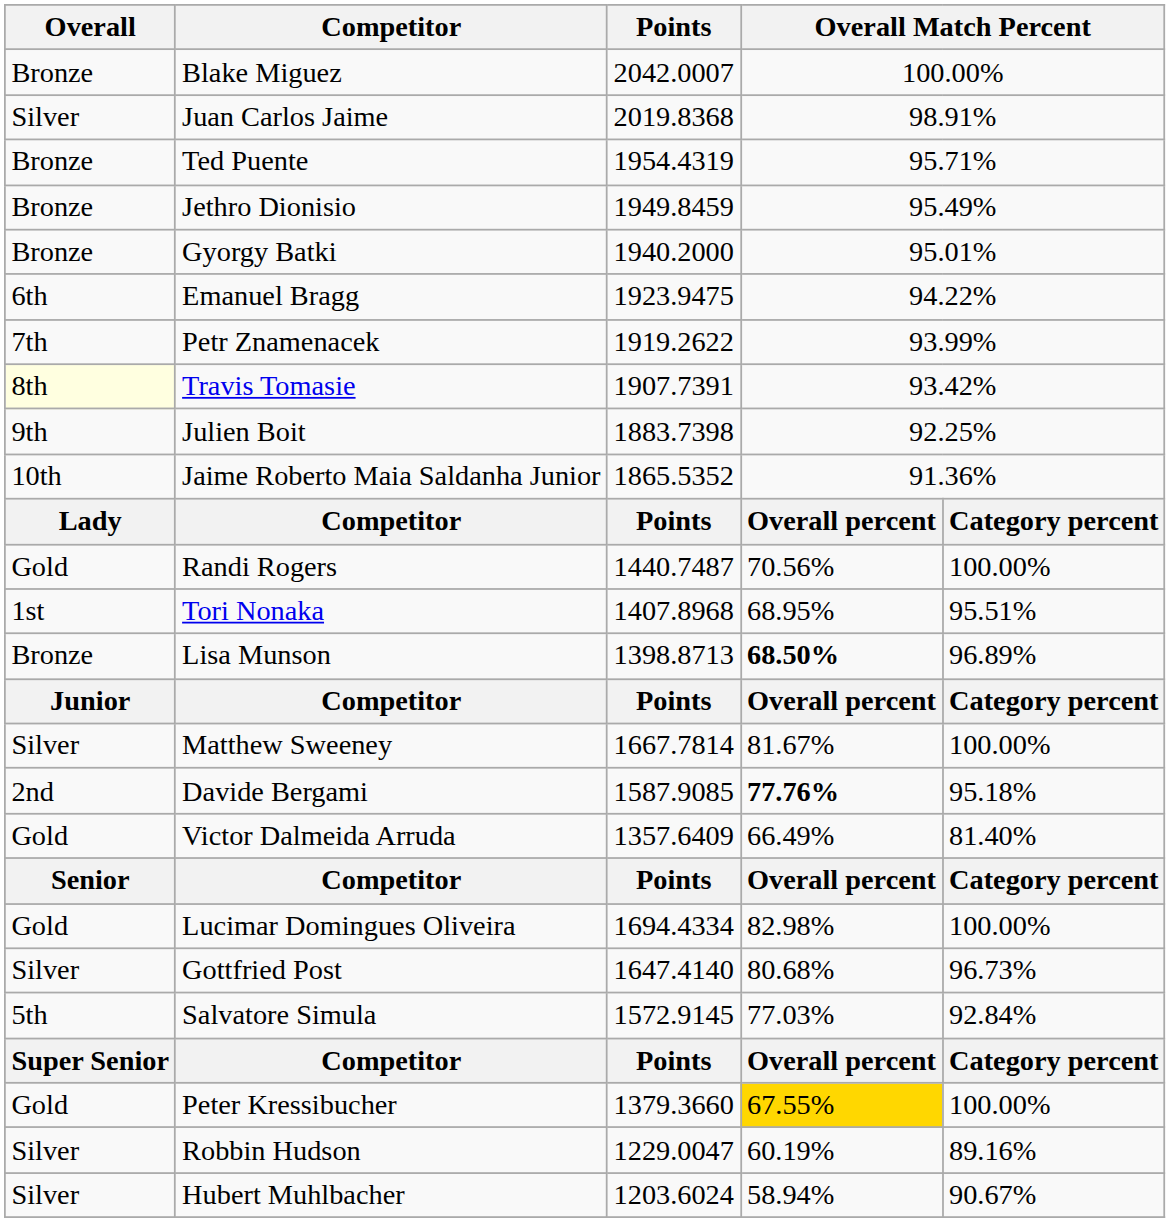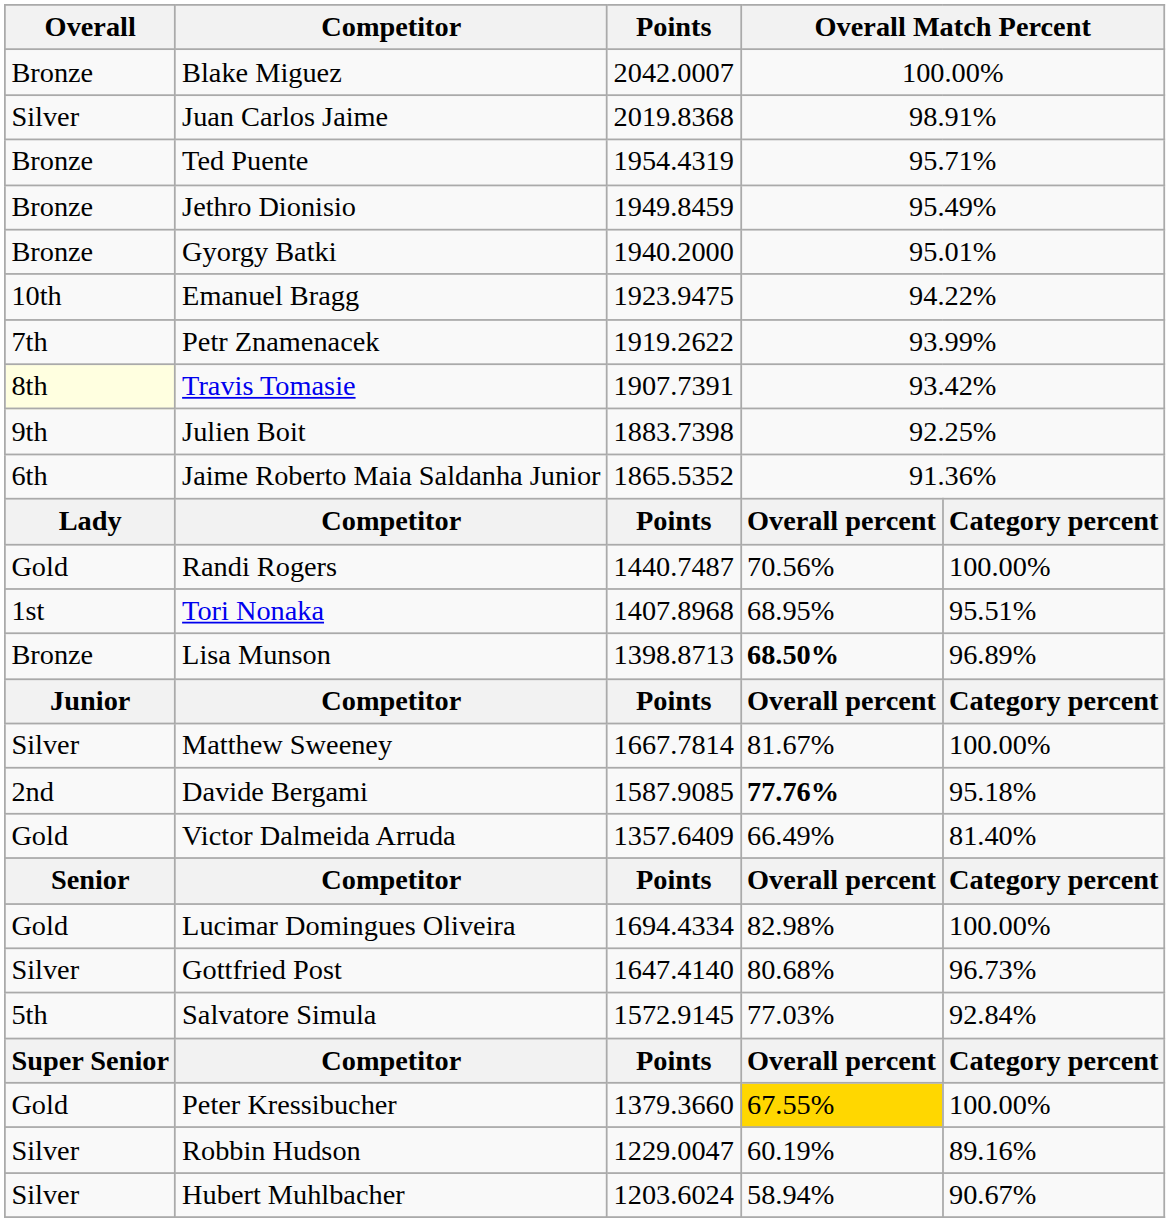(30, 296) 6th -> (37, 296) 10th
(37, 476) 10th -> (30, 476) 6th
